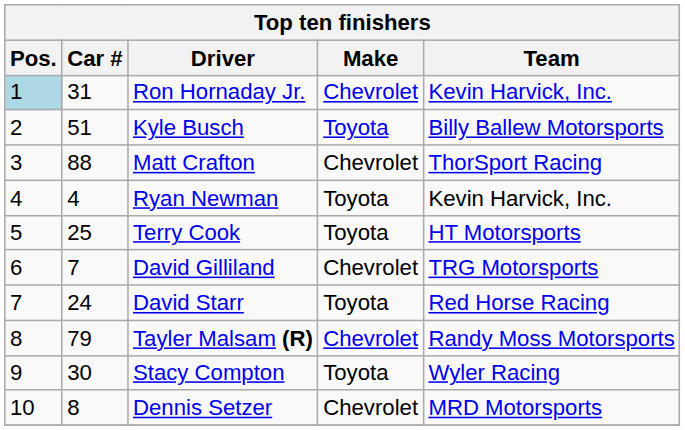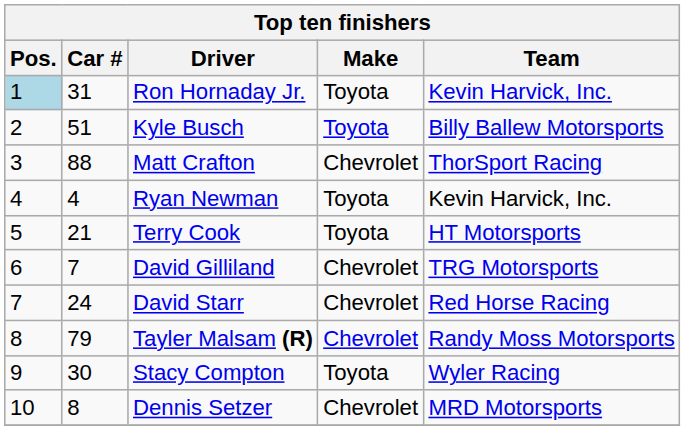(371, 93) Chevrolet -> (356, 93) Toyota
(79, 233) 25 -> (79, 233) 21
(356, 303) Toyota -> (371, 303) Chevrolet
